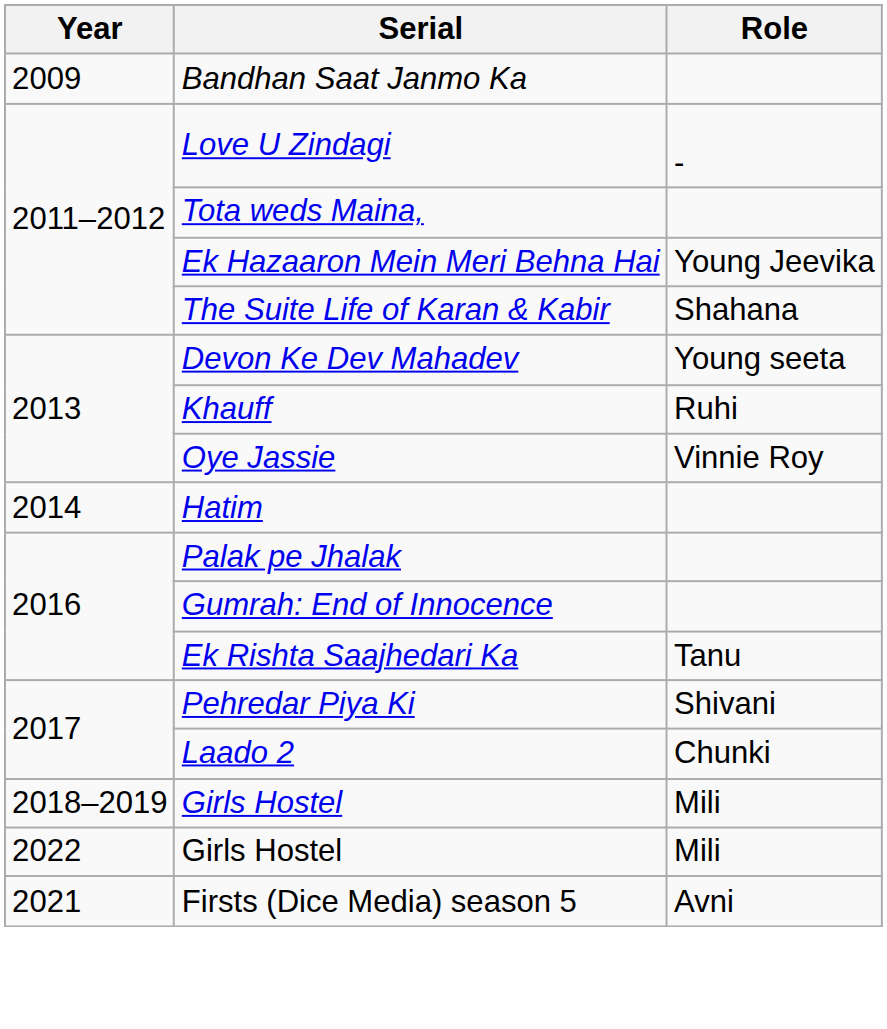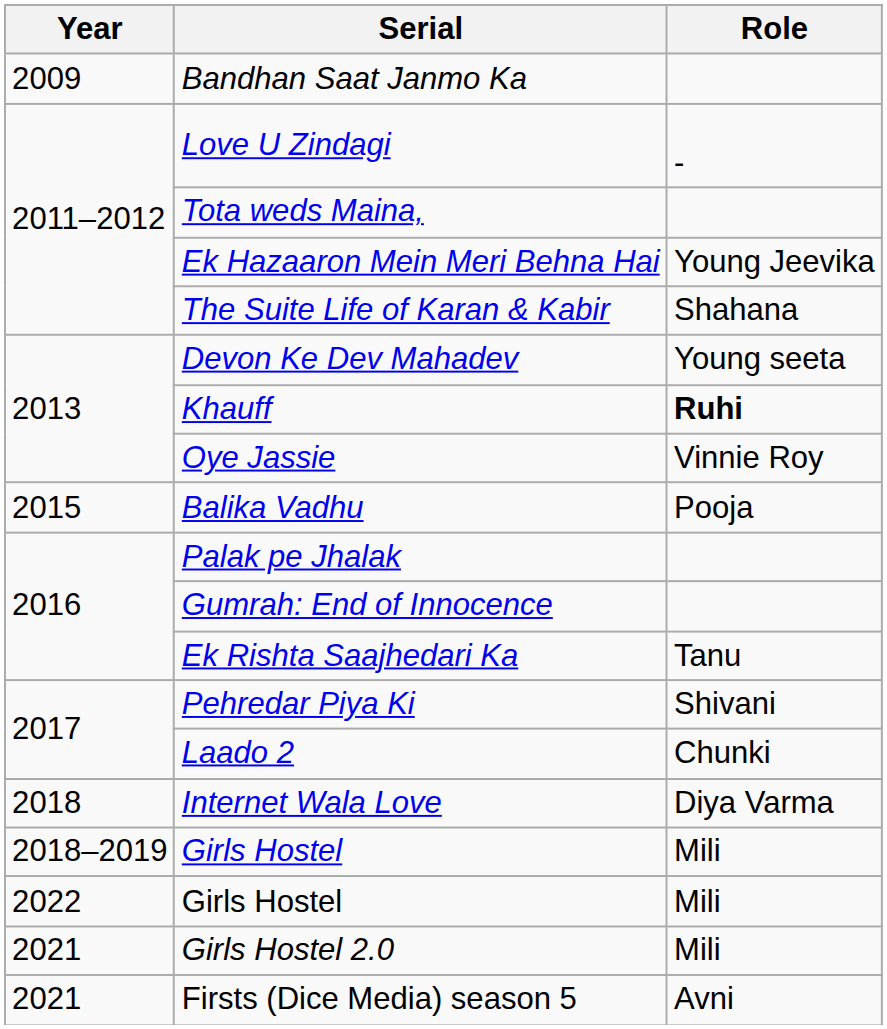(706, 408) normal -> (709, 408) bold
- row: (47, 507)
+ row: (47, 507)
+ row: (47, 802)
+ row: (47, 950)
